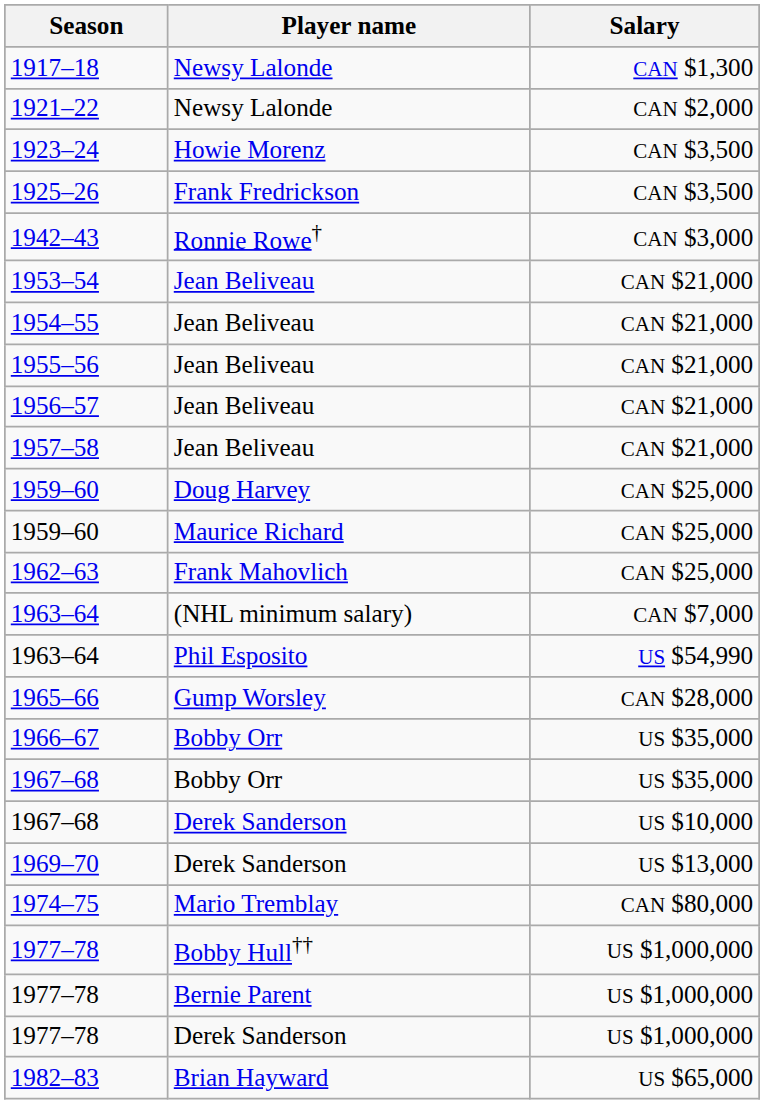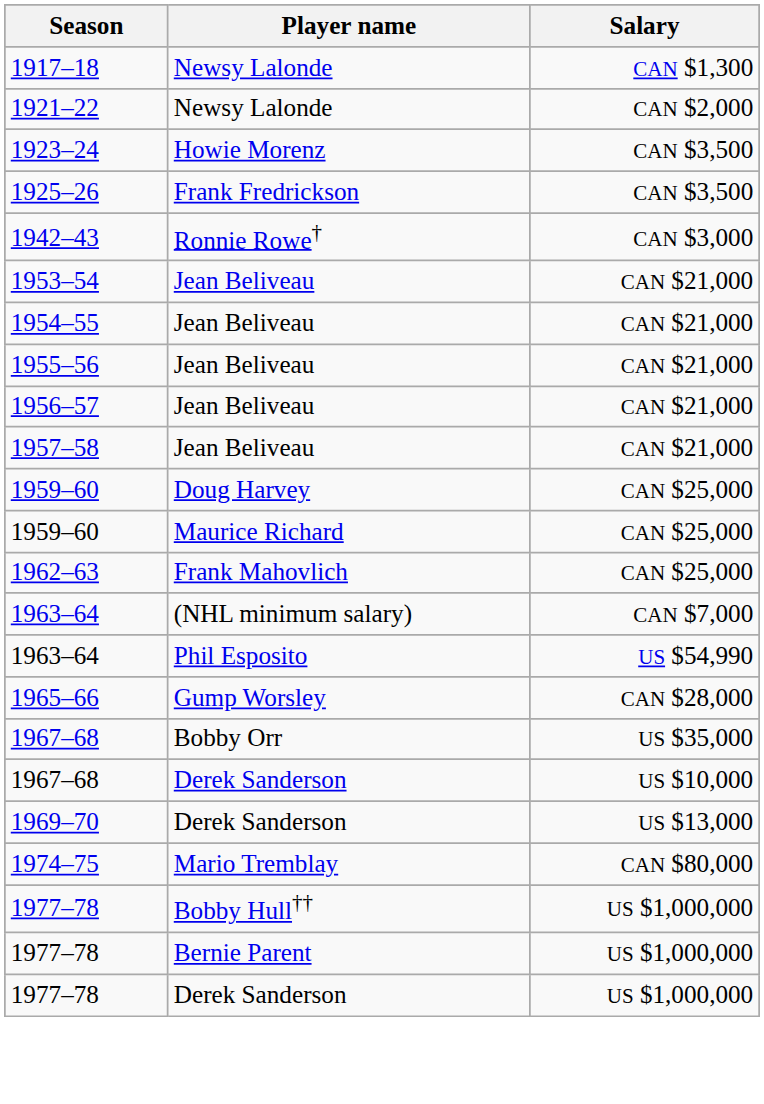- row: (55, 738)
- row: (55, 1078)
